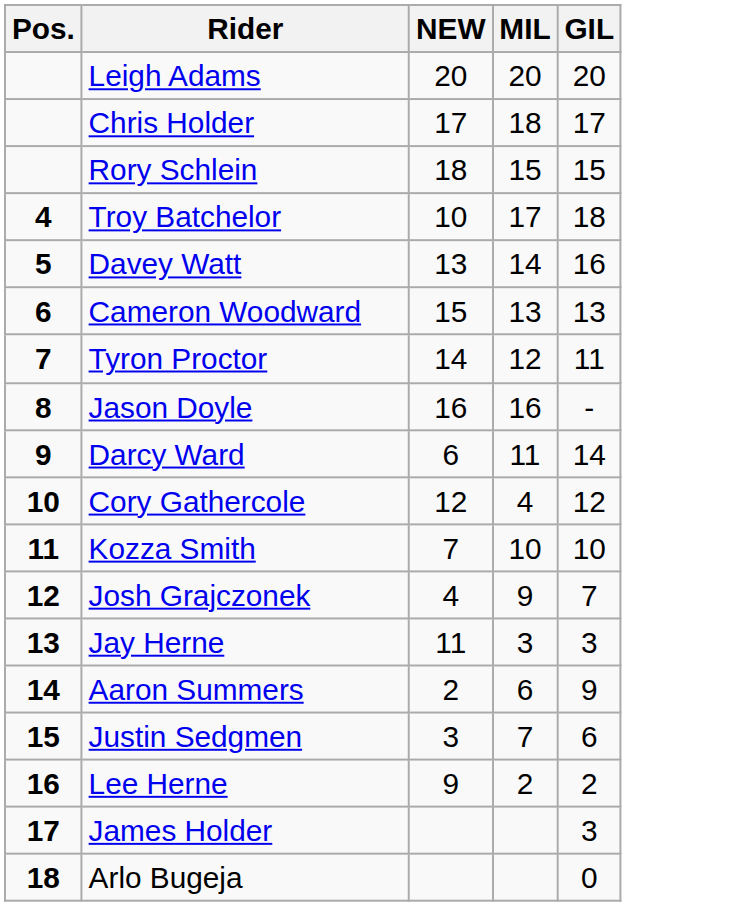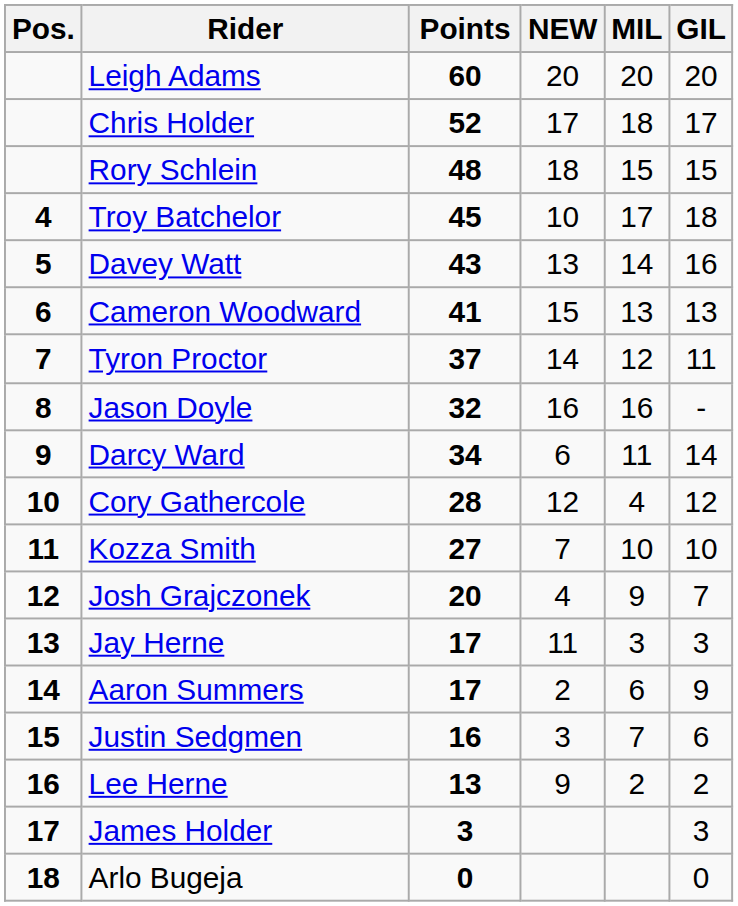+ column: (465, 29)
